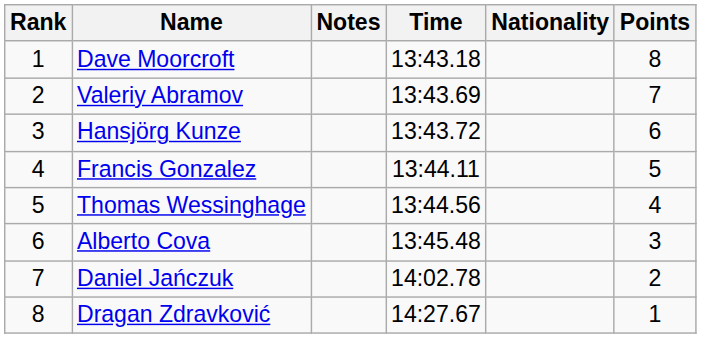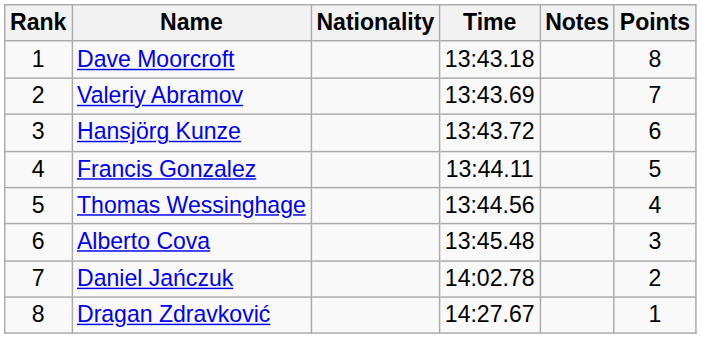columns swapped: (550, 22) <-> (348, 22)
